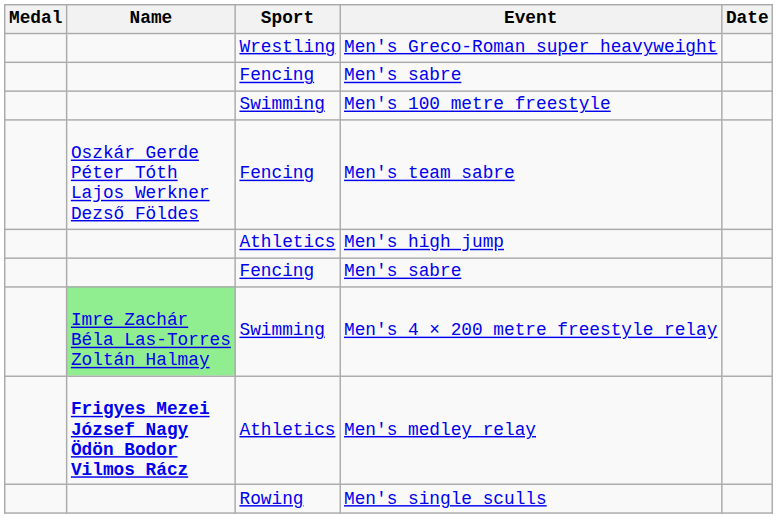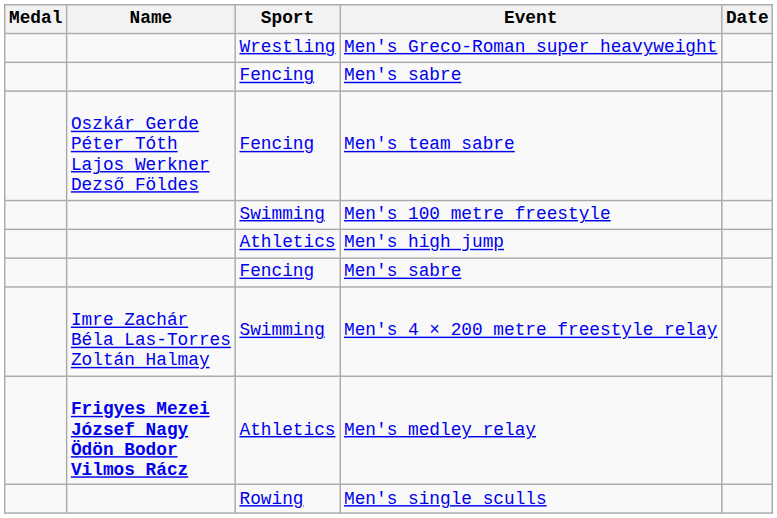rows swapped: (277, 175) <-> (282, 106)
(151, 341) lightgreen background -> (151, 341) no background
